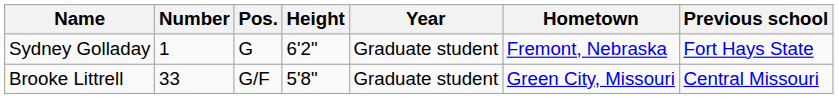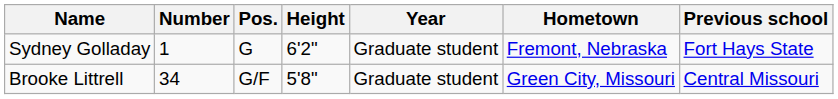(169, 78) 33 -> (169, 78) 34
